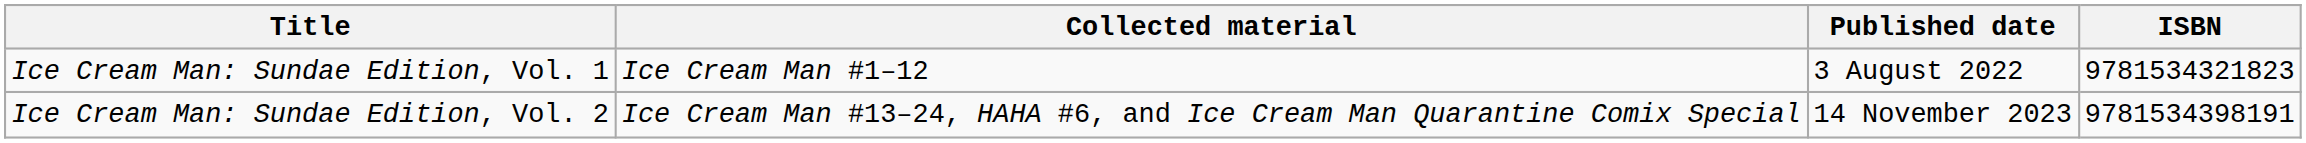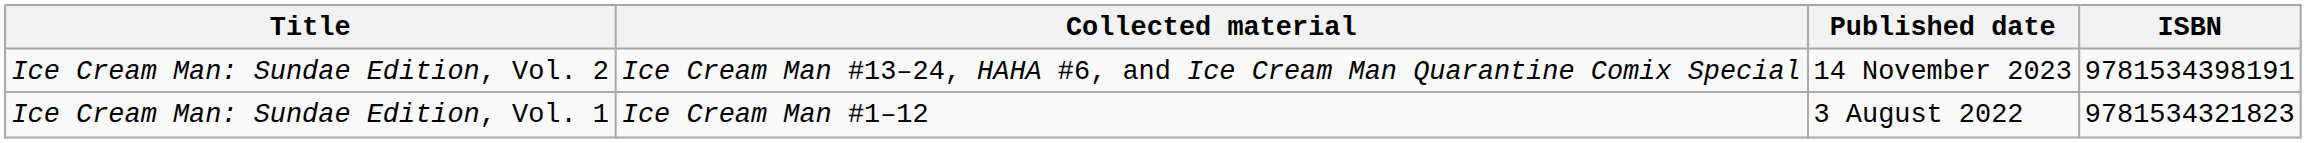rows swapped: (310, 71) <-> (310, 115)
